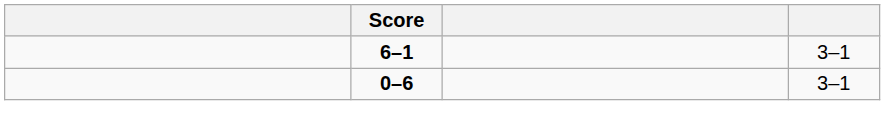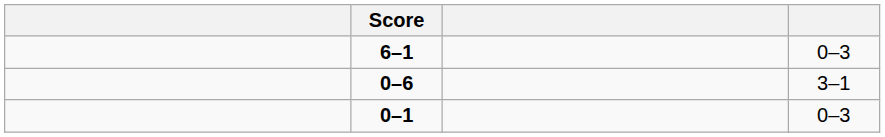(834, 52) 3–1 -> (834, 52) 0–3
+ row: (397, 115)
